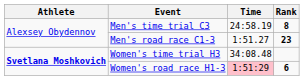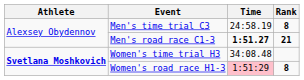(251, 40) normal -> (251, 40) bold
(286, 40) 23 -> (286, 40) 21
(286, 68) 6 -> (286, 68) 8
